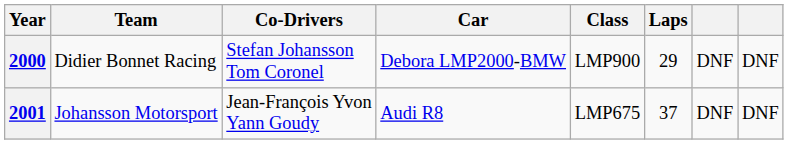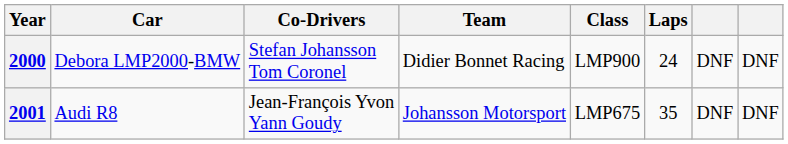columns swapped: (136, 20) <-> (473, 20)
(668, 61) 29 -> (668, 61) 24
(668, 113) 37 -> (668, 113) 35
